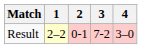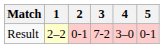+ column: (148, 14)
